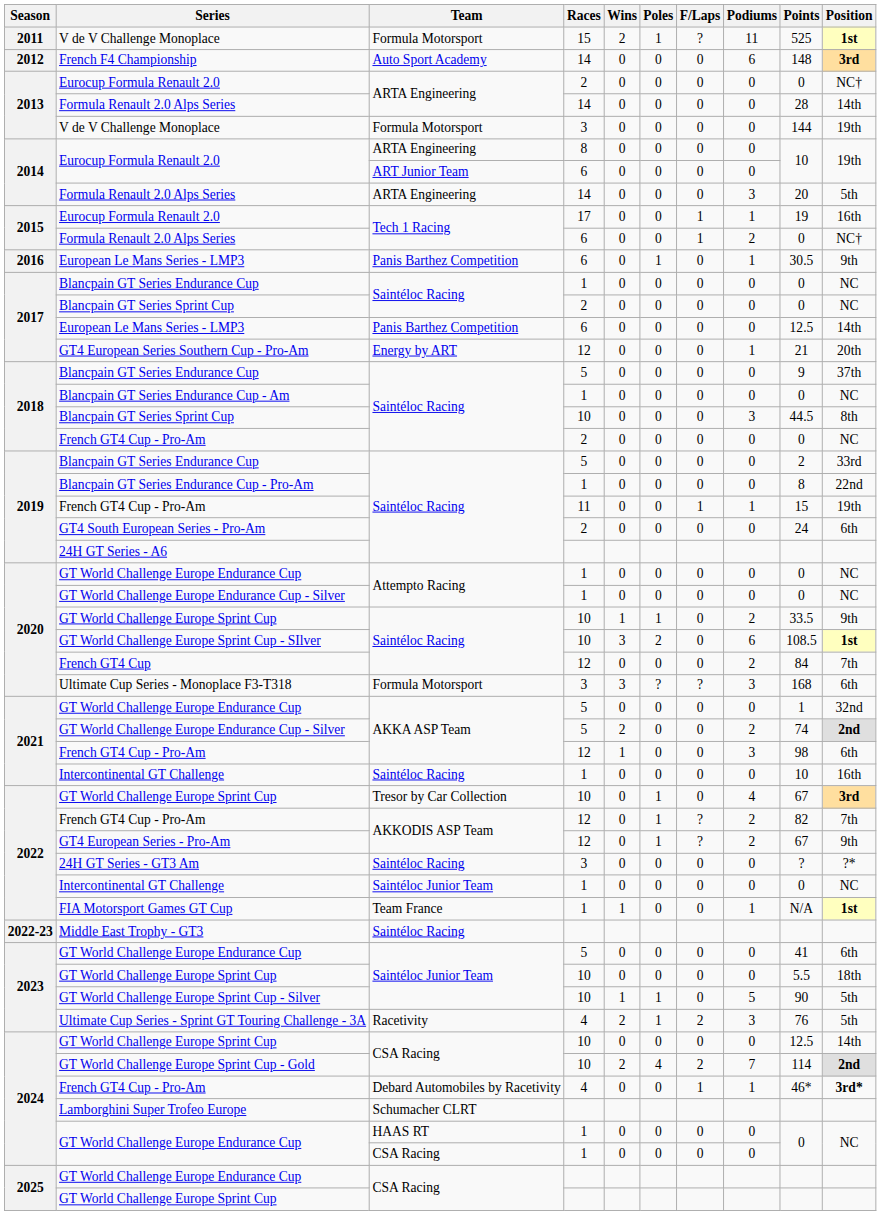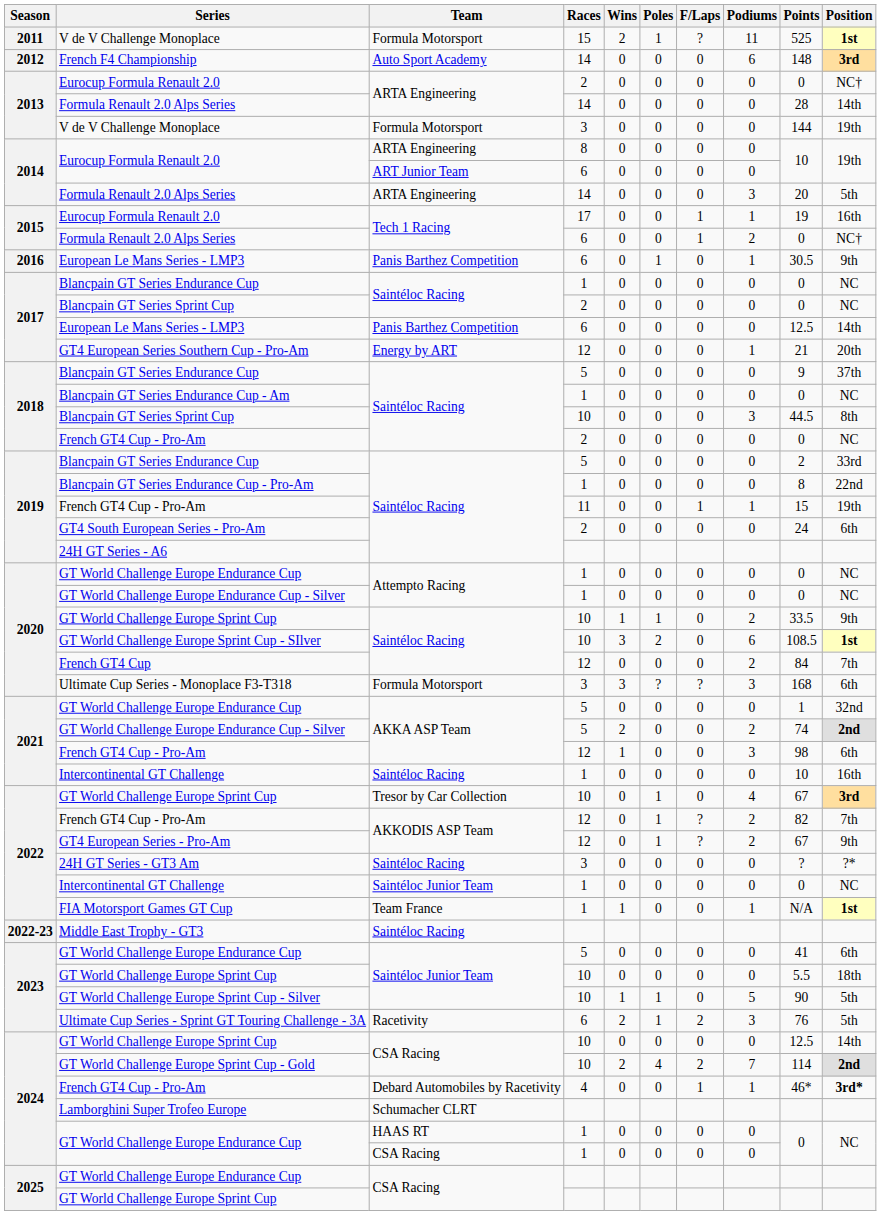(584, 1020) 4 -> (584, 1020) 6
